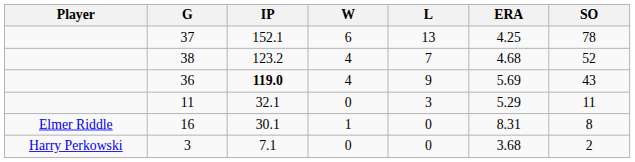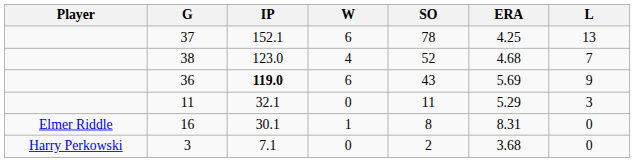columns swapped: (428, 15) <-> (589, 15)
(268, 59) 123.2 -> (268, 59) 123.0
(348, 80) 4 -> (348, 80) 6
